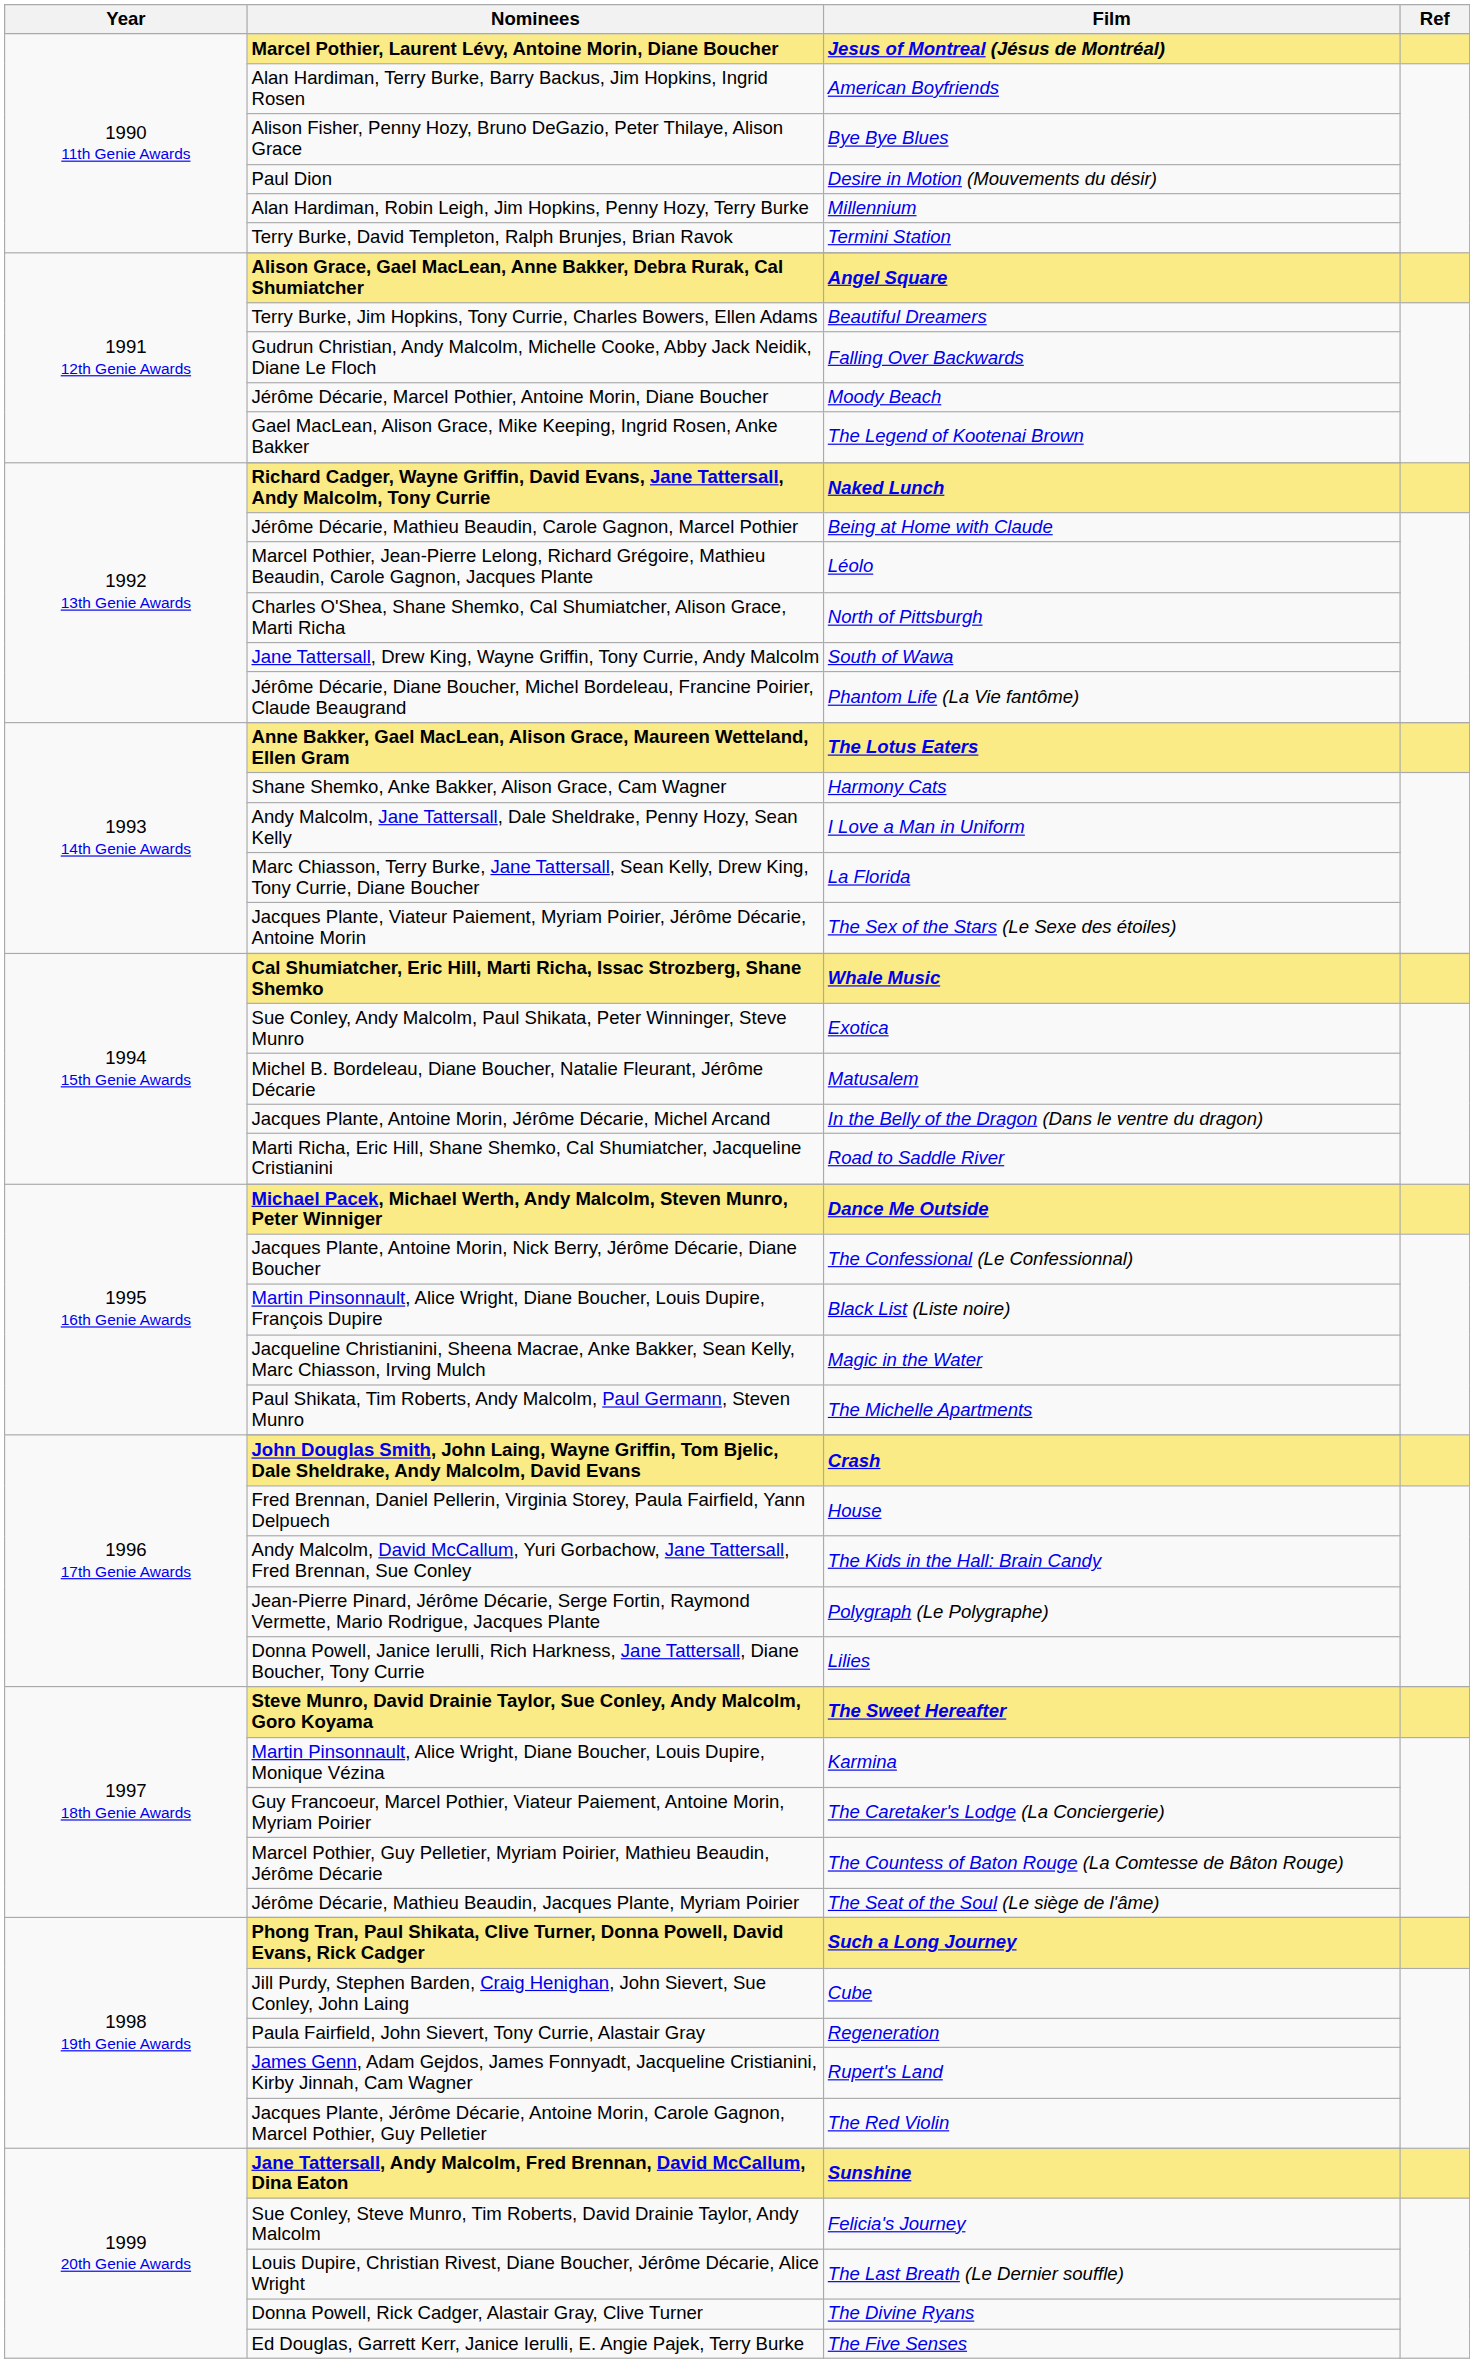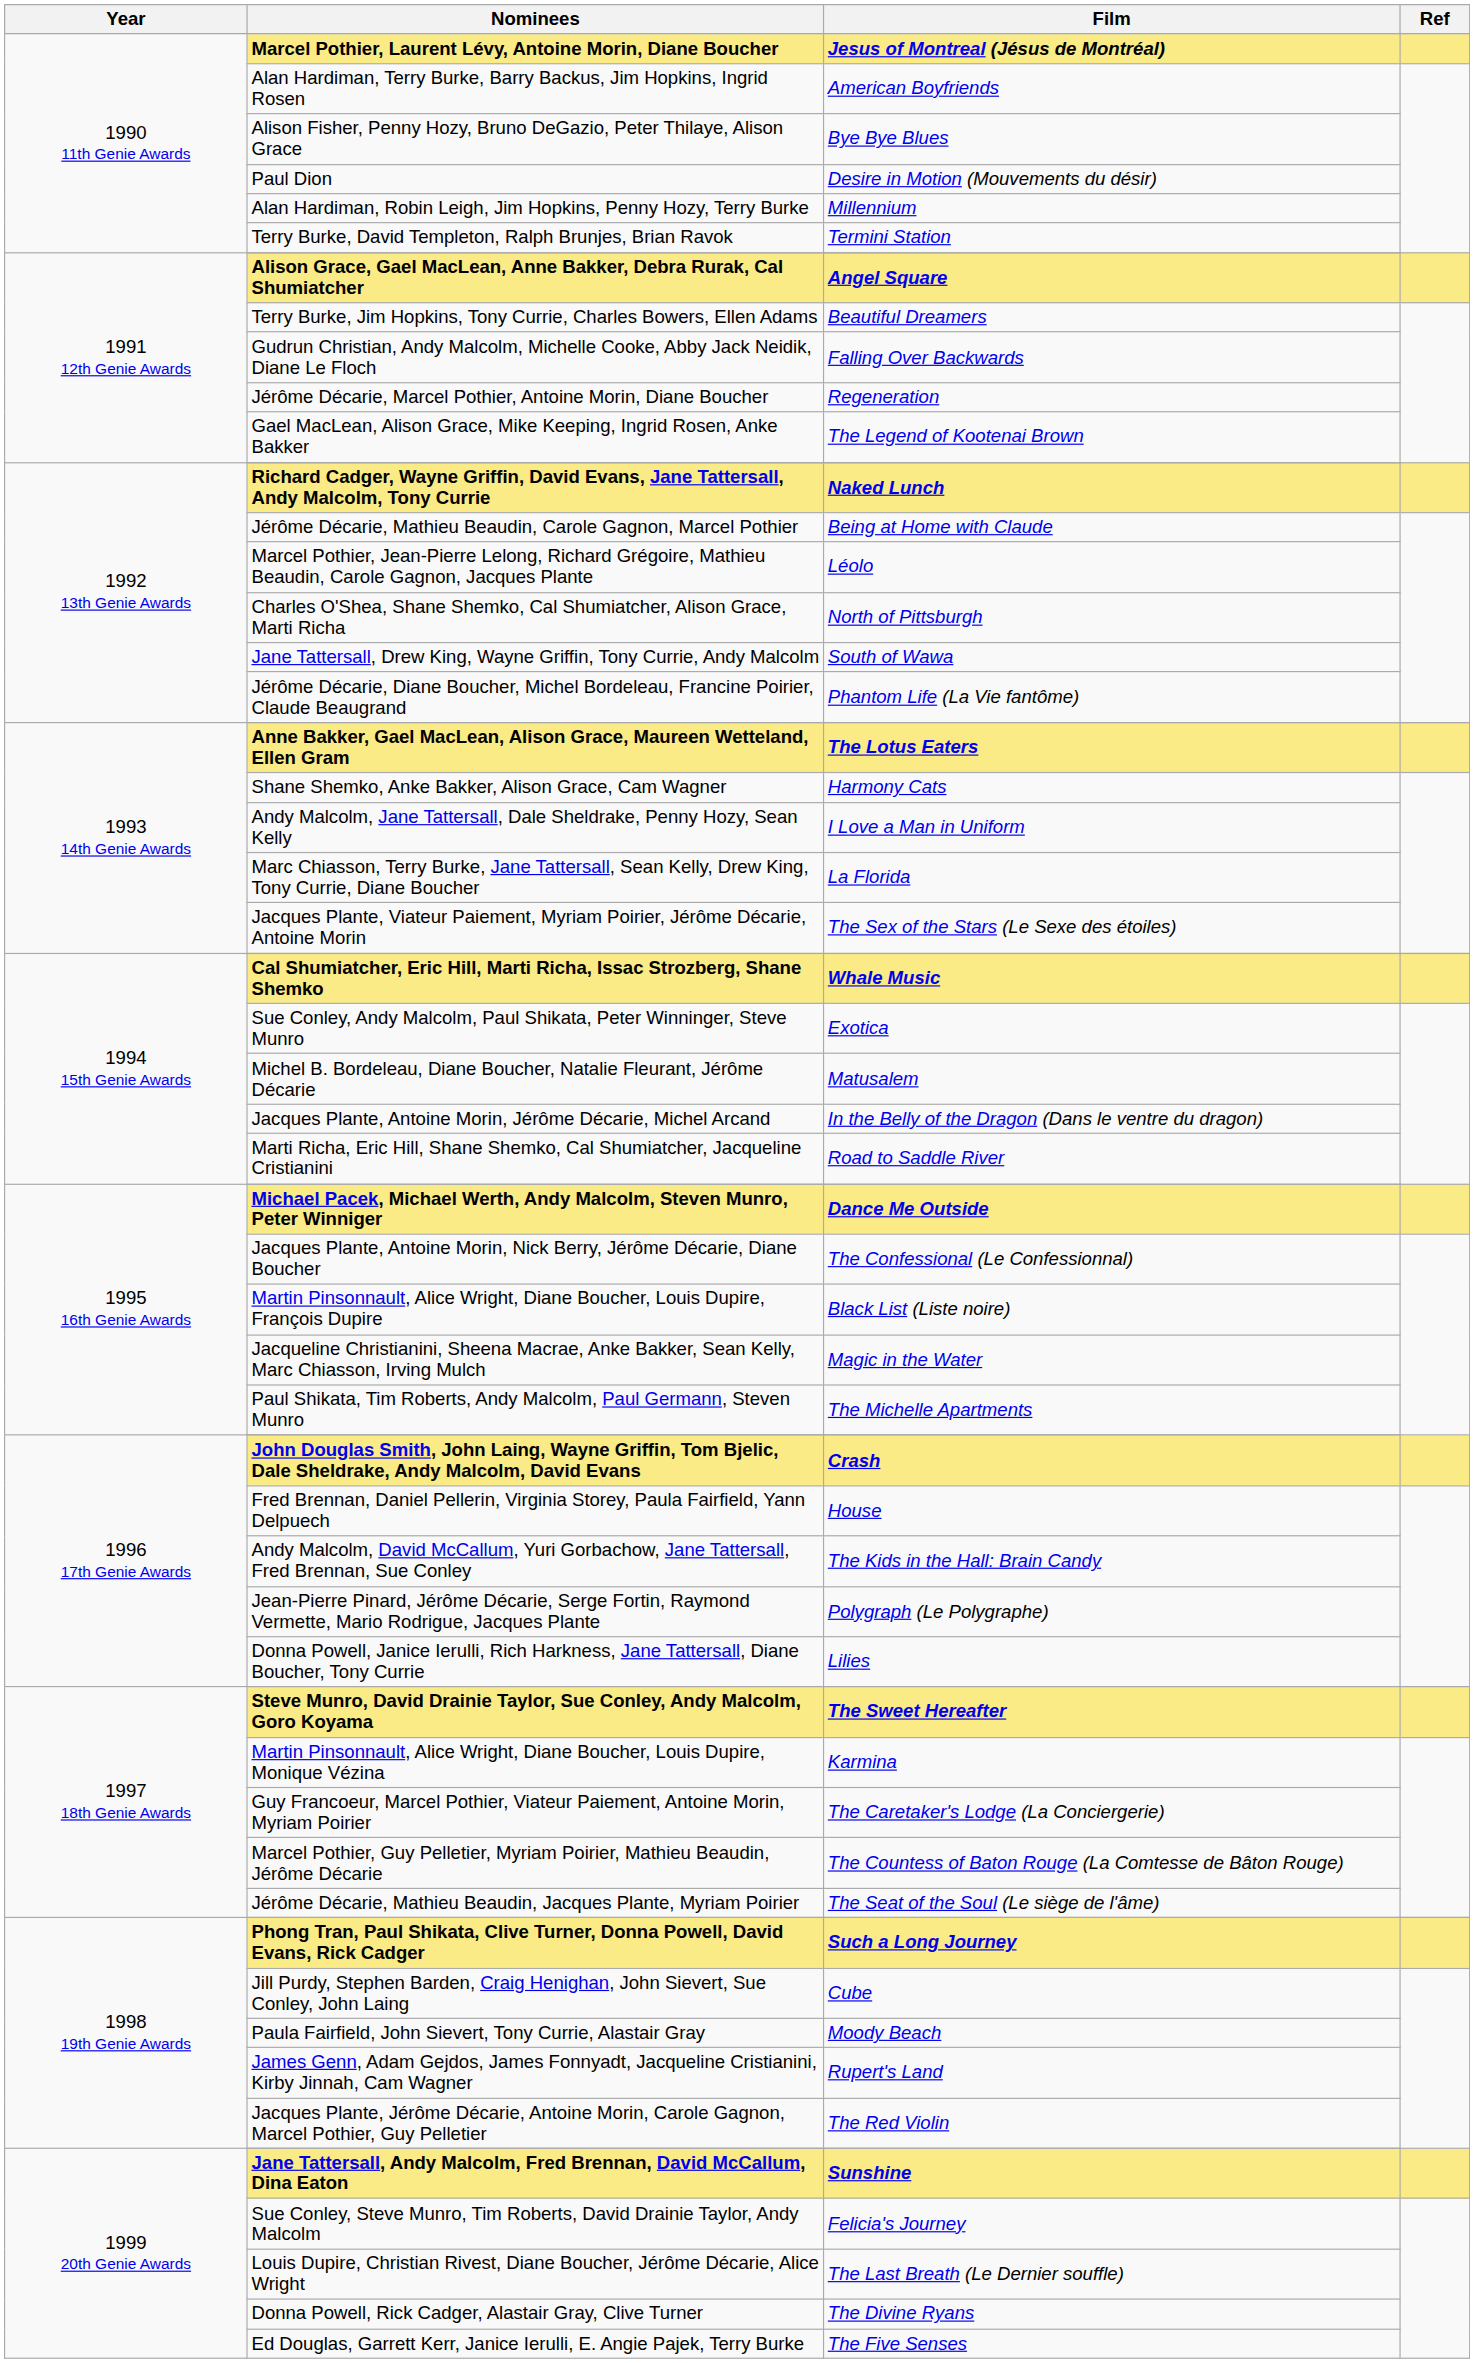(885, 397) Moody Beach -> (884, 397) Regeneration
(884, 2032) Regeneration -> (885, 2032) Moody Beach
